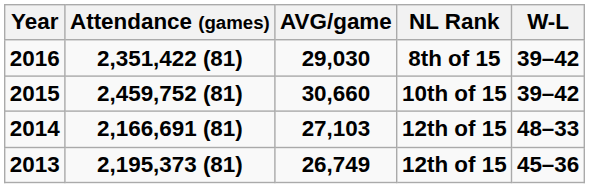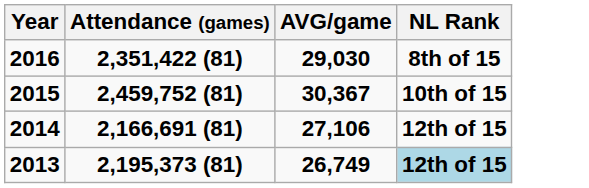- column: (548, 22)
(336, 93) 30,660 -> (336, 93) 30,367
(336, 128) 27,103 -> (336, 128) 27,106
(454, 164) no background -> (454, 164) lightblue background
